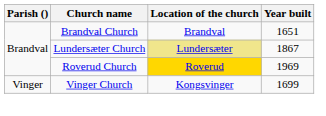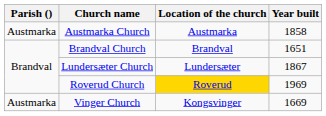+ row: (107, 31)
(205, 48) khaki background -> (212, 66) no background
(28, 84) Vinger -> (32, 102) Austmarka
(288, 84) 1699 -> (295, 102) 1669
